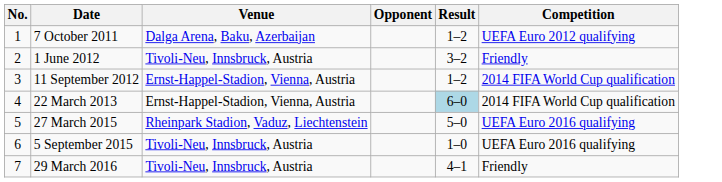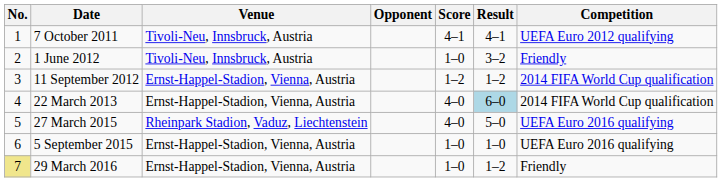+ column: (454, 15)
(230, 36) Dalga Arena, Baku, Azerbaijan -> (229, 36) Tivoli-Neu, Innsbruck, Austria
(457, 36) 1–2 -> (495, 36) 4–1
(229, 144) Tivoli-Neu, Innsbruck, Austria -> (250, 144) Ernst-Happel-Stadion, Vienna, Austria
(18, 166) no background -> (18, 166) khaki background
(229, 166) Tivoli-Neu, Innsbruck, Austria -> (250, 166) Ernst-Happel-Stadion, Vienna, Austria
(457, 166) 4–1 -> (495, 166) 1–2
